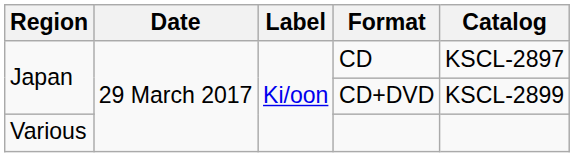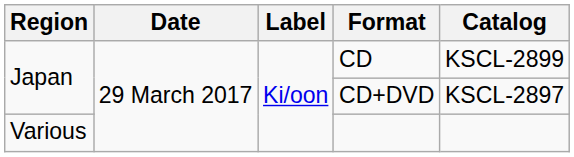(505, 59) KSCL-2897 -> (505, 59) KSCL-2899
(505, 95) KSCL-2899 -> (505, 95) KSCL-2897
